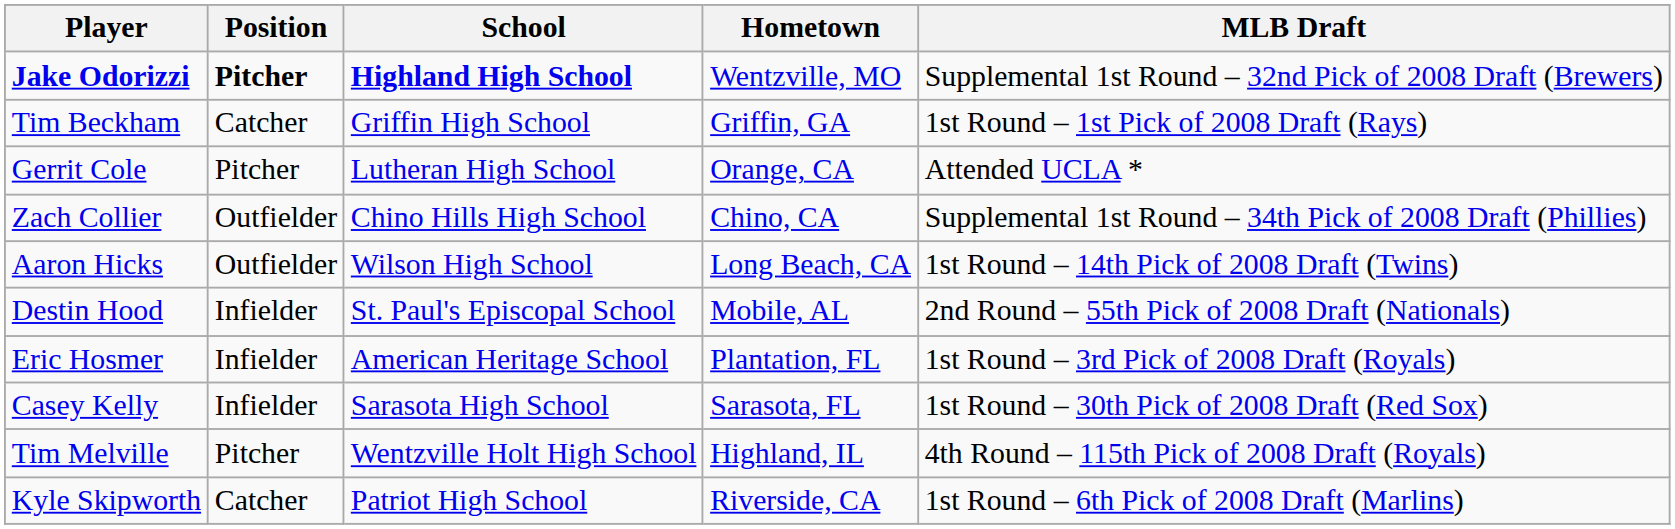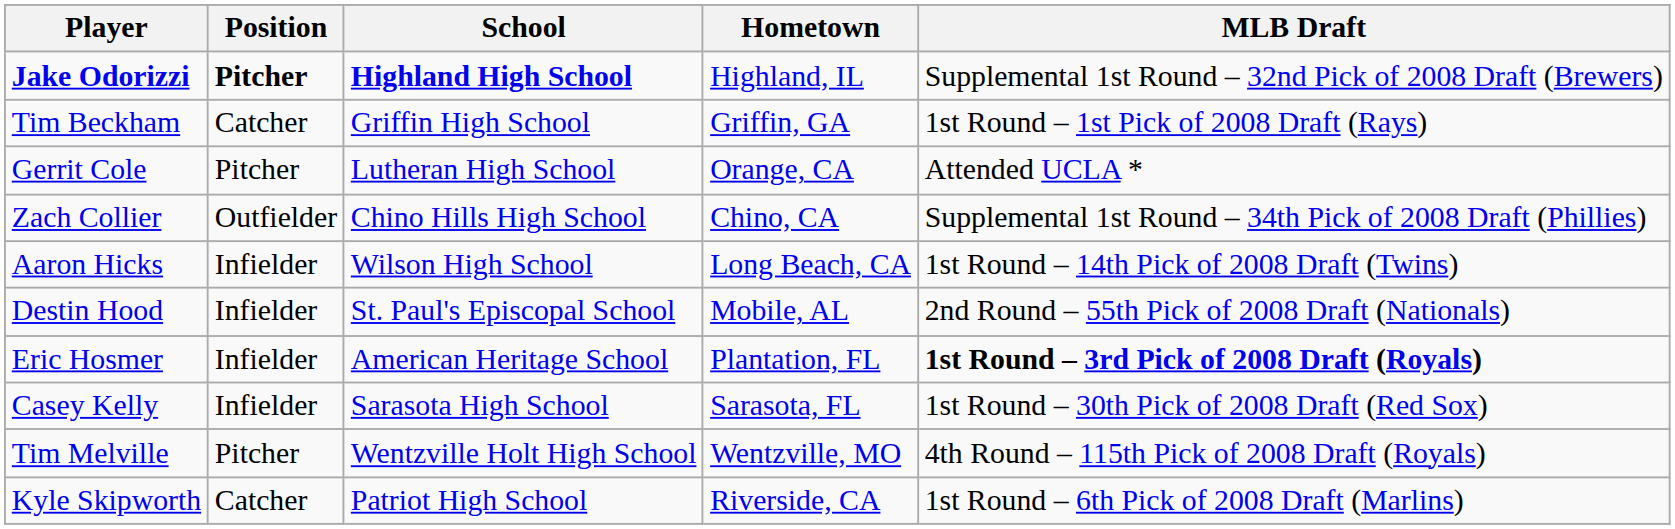(806, 75) Wentzville, MO -> (787, 75) Highland, IL
(276, 264) Outfielder -> (266, 264) Infielder
(1190, 358) normal -> (1203, 358) bold
(787, 452) Highland, IL -> (806, 452) Wentzville, MO
